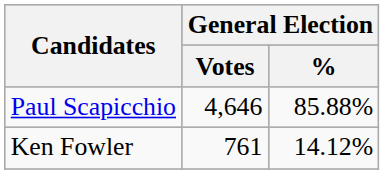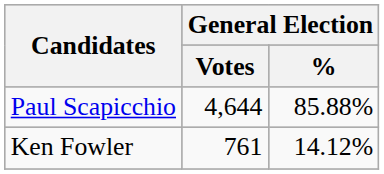(233, 106) 4,646 -> (233, 106) 4,644
